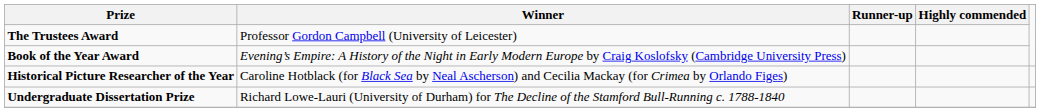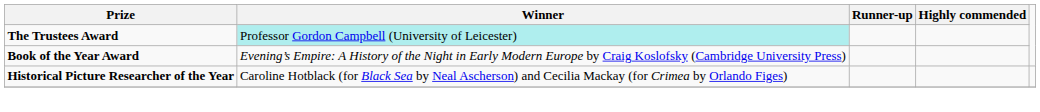(378, 35) no background -> (378, 35) paleturquoise background
- row: (101, 96)
